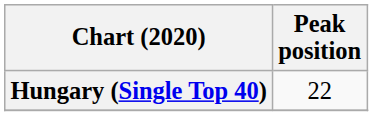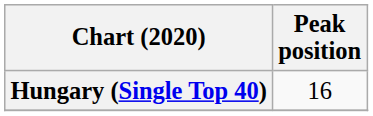(320, 90) 22 -> (320, 90) 16
